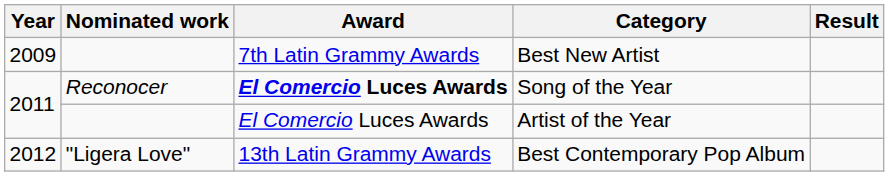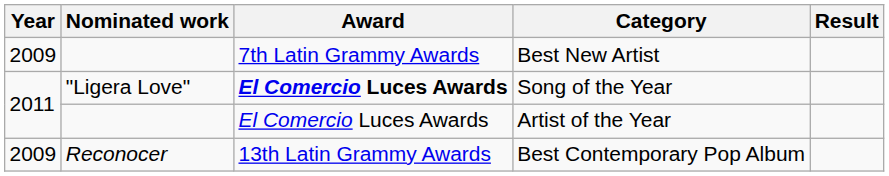(116, 87) Reconocer -> (128, 87) "Ligera Love"
(33, 154) 2012 -> (33, 154) 2009
(128, 154) "Ligera Love" -> (116, 154) Reconocer
